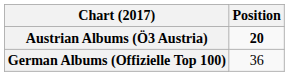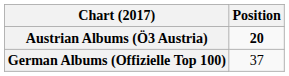(257, 60) 36 -> (257, 60) 37
